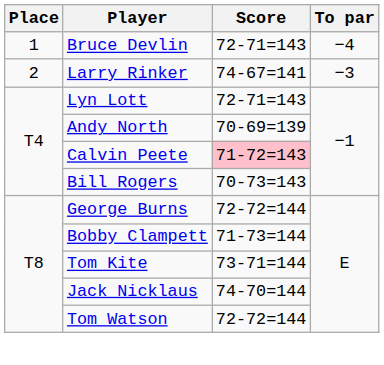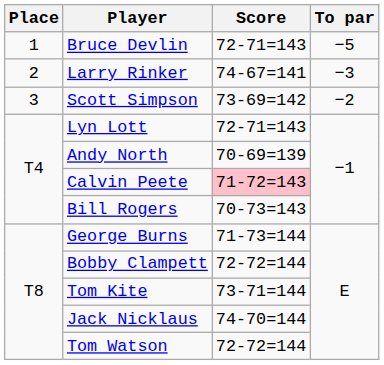(345, 46) −4 -> (345, 46) −5
+ row: (132, 100)
(261, 210) 72-72=144 -> (261, 237) 71-73=144
(261, 237) 71-73=144 -> (261, 264) 72-72=144
